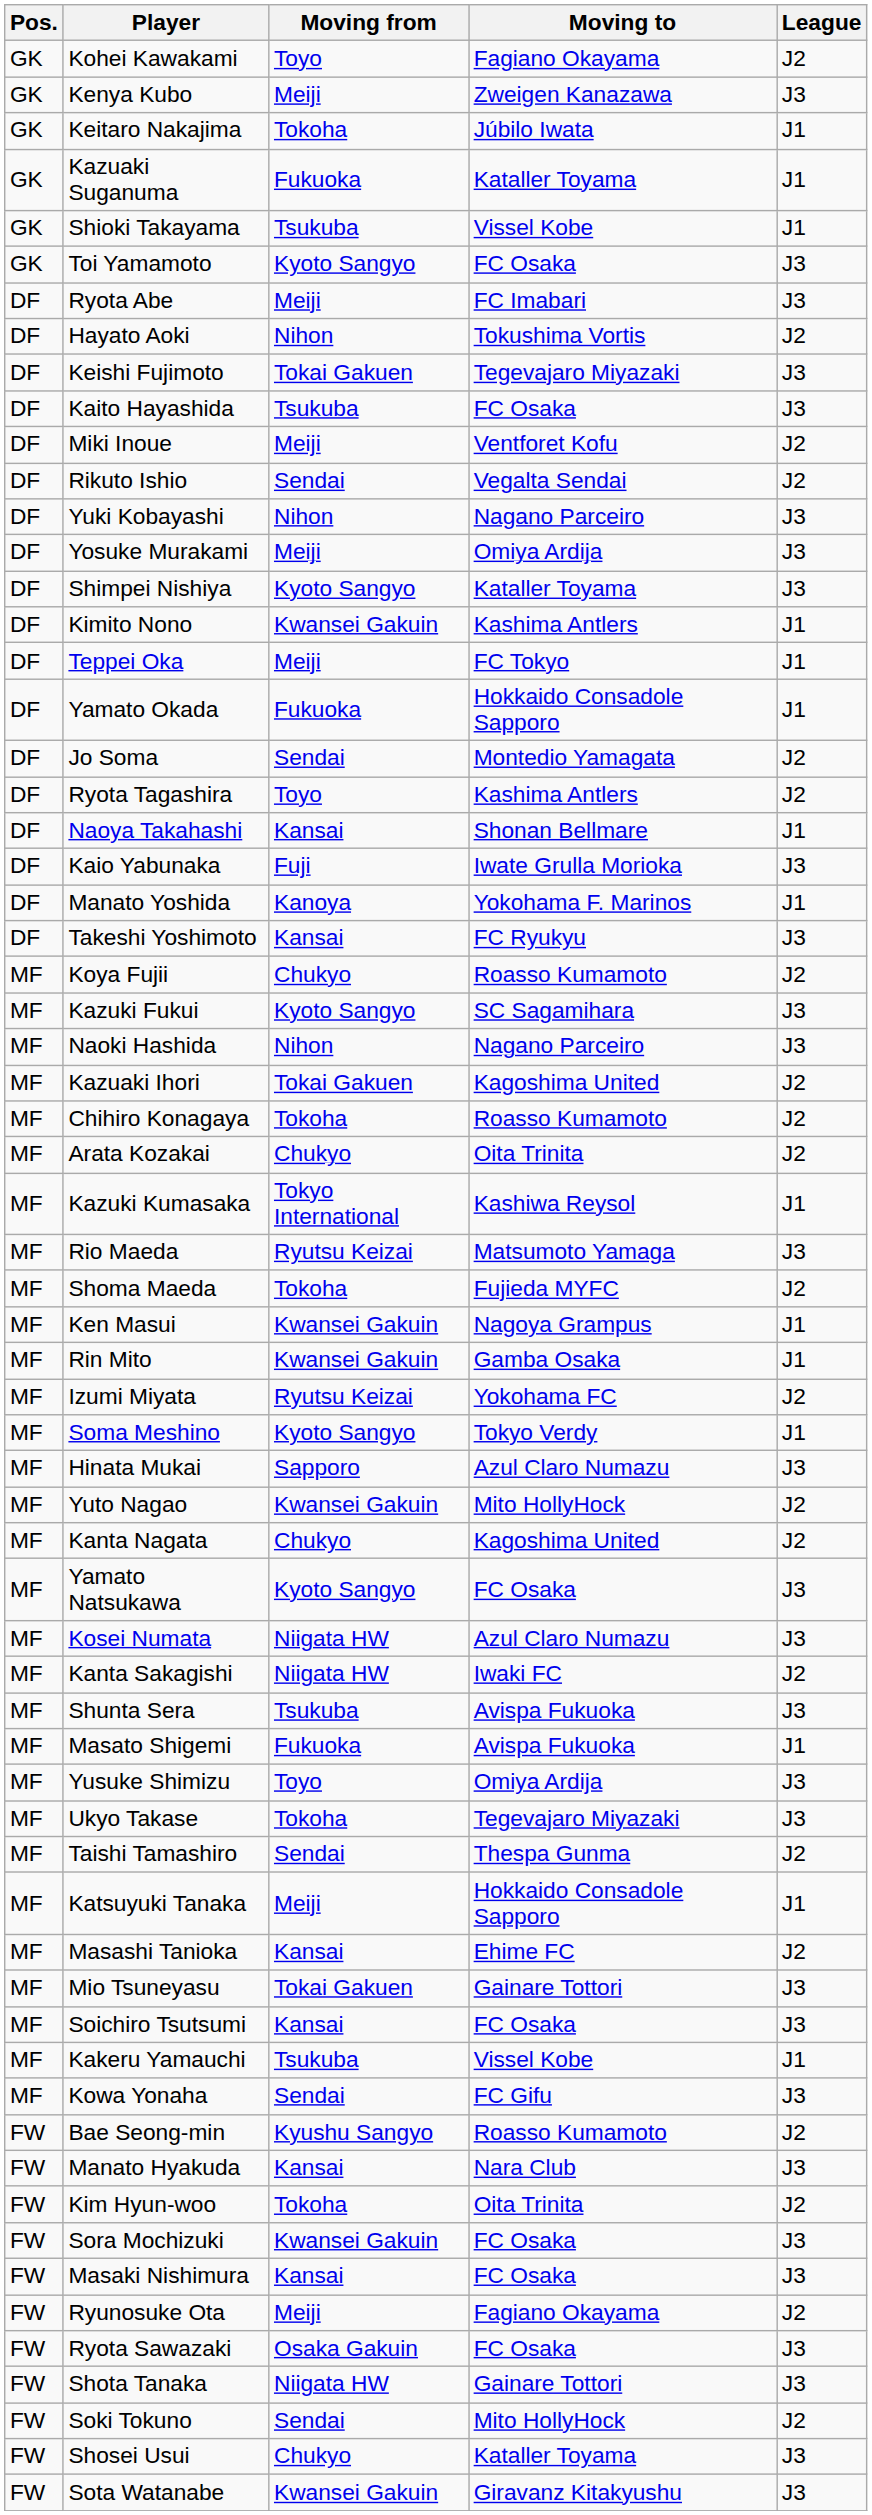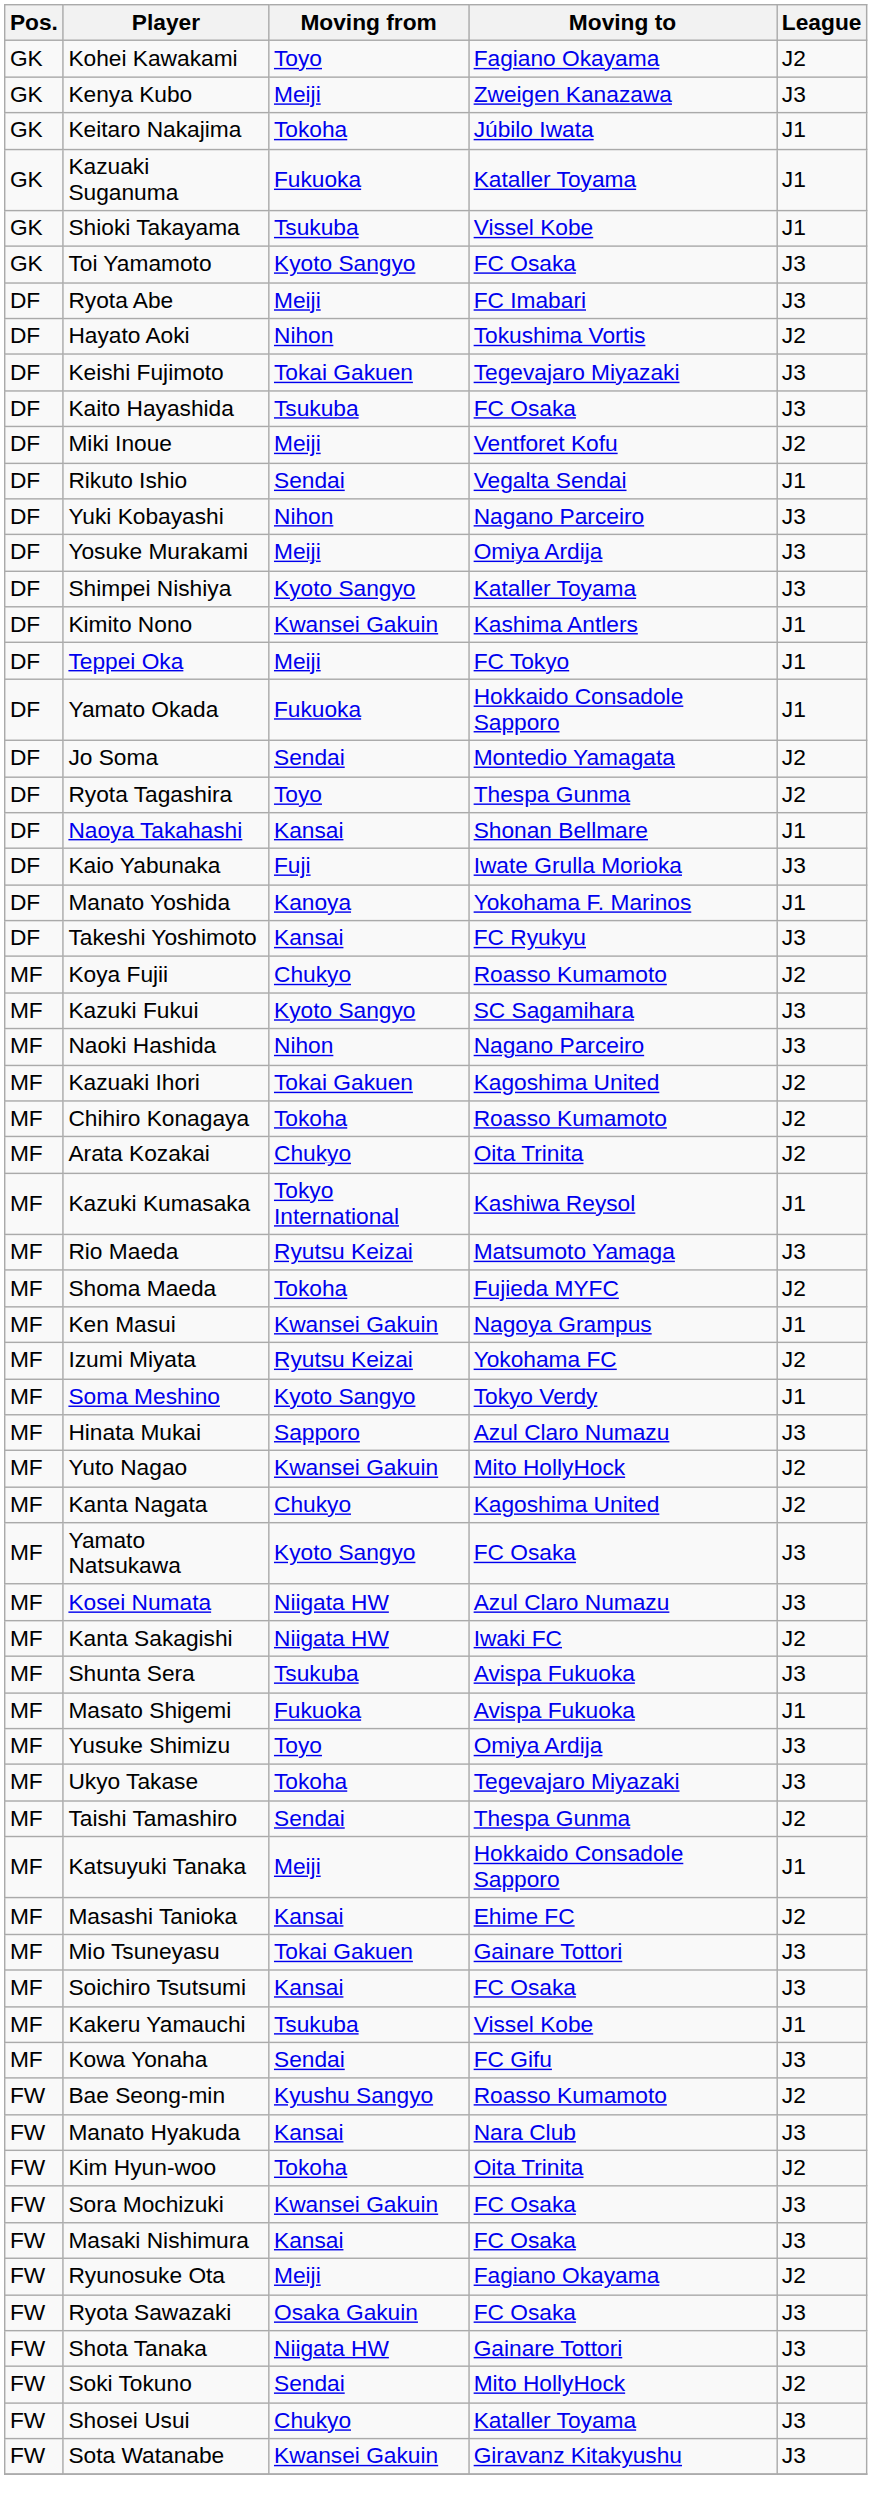(794, 480) J2 -> (794, 480) J1
(556, 794) Kashima Antlers -> (552, 794) Thespa Gunma
- row: (110, 1360)
